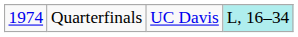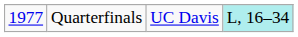(26, 18) 1974 -> (26, 18) 1977
